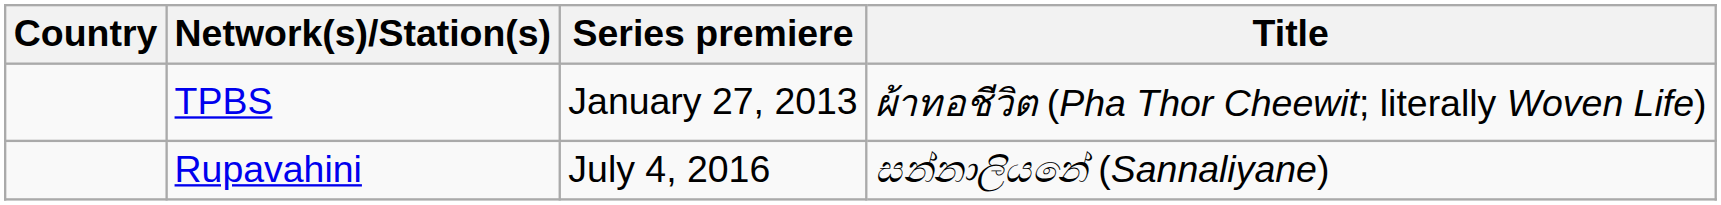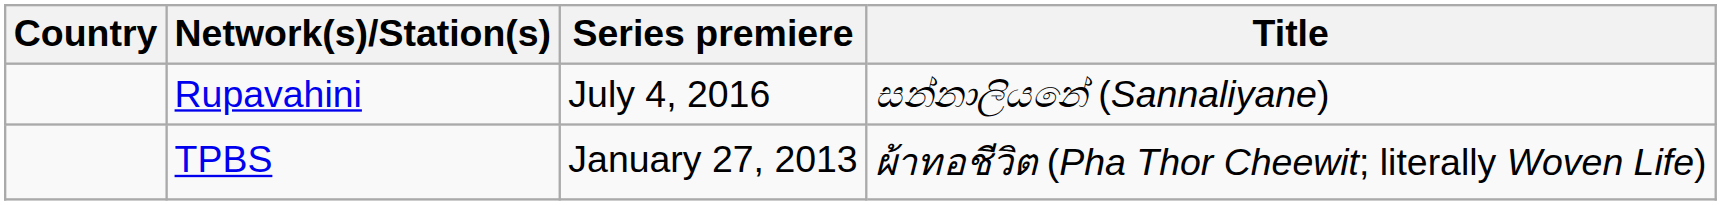rows swapped: (223, 101) <-> (268, 169)
